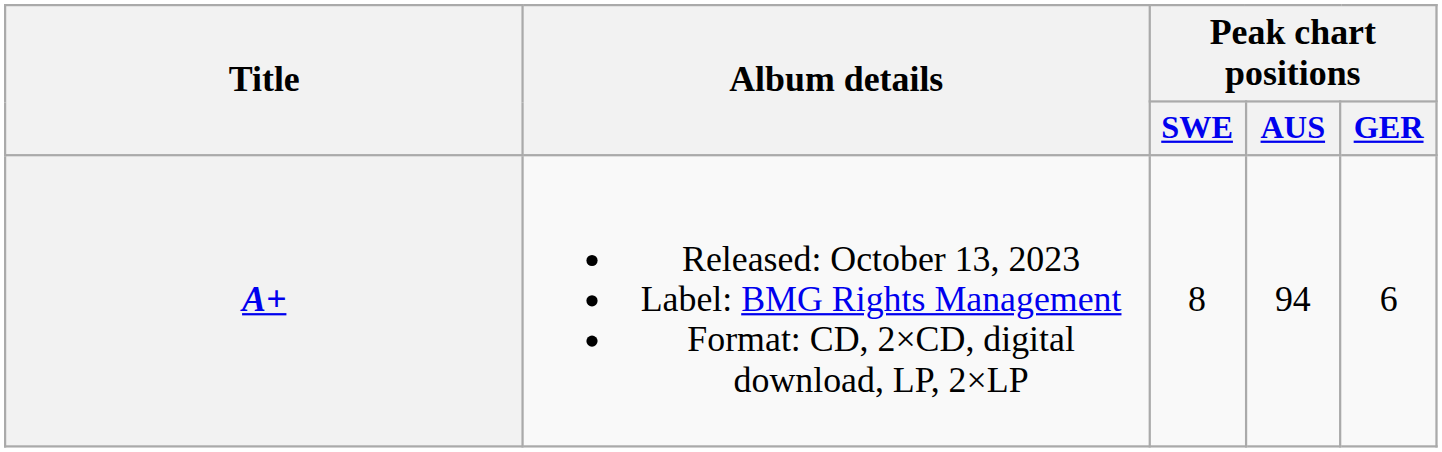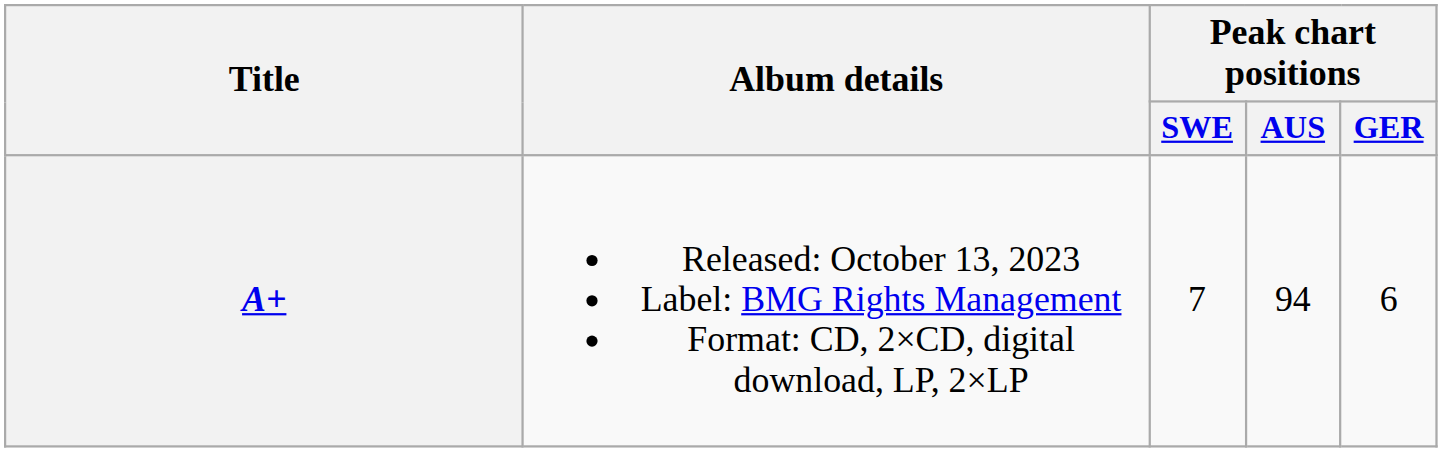(1197, 299) 8 -> (1197, 299) 7
